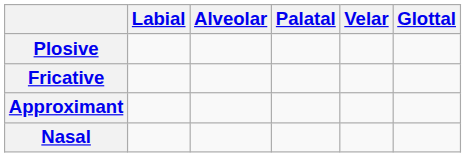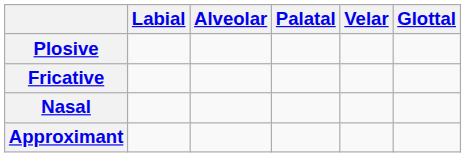rows swapped: (66, 136) <-> (66, 107)
